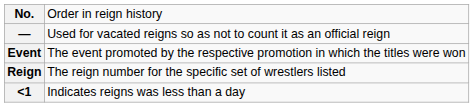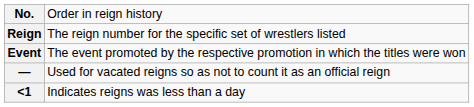rows swapped: (24, 72) <-> (24, 33)
